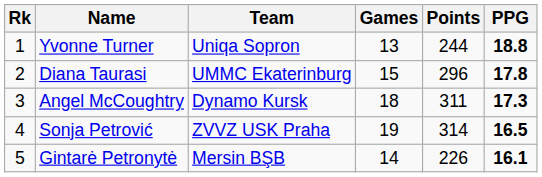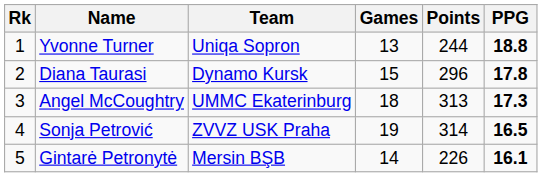(272, 74) UMMC Ekaterinburg -> (250, 74) Dynamo Kursk
(250, 102) Dynamo Kursk -> (272, 102) UMMC Ekaterinburg
(453, 102) 311 -> (453, 102) 313
